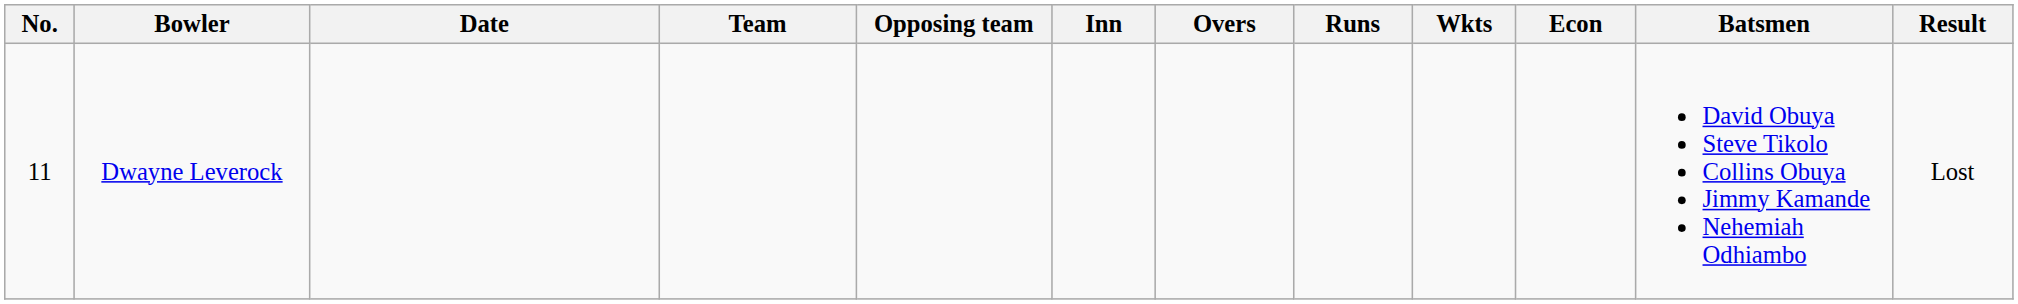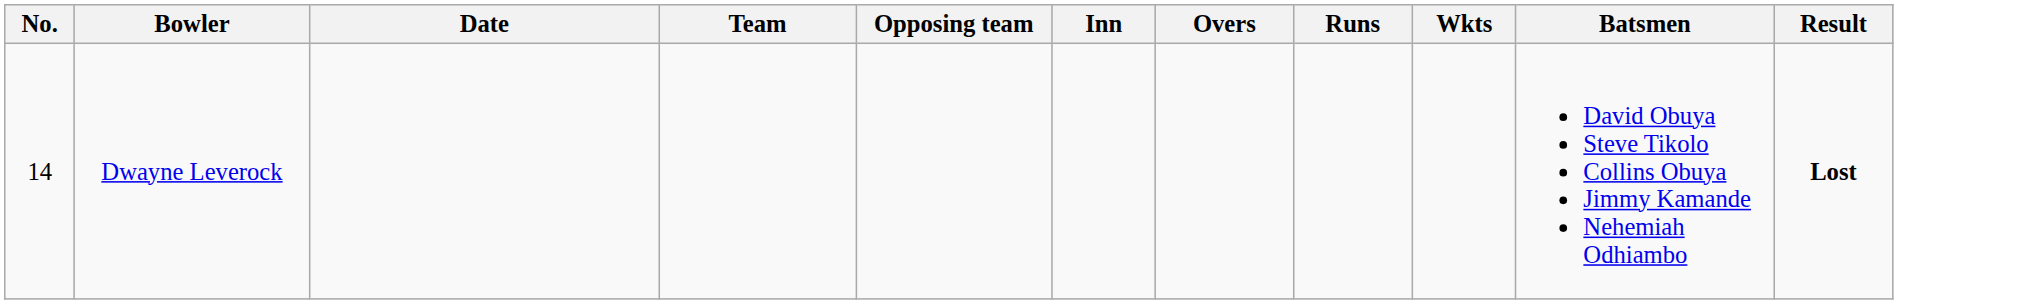- column: (1576, 24)
(40, 170) 11 -> (40, 170) 14
(1953, 170) normal -> (1833, 170) bold
